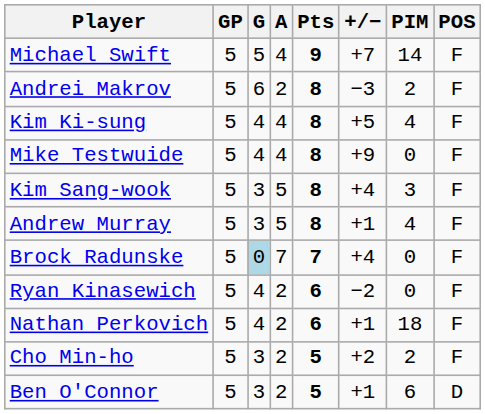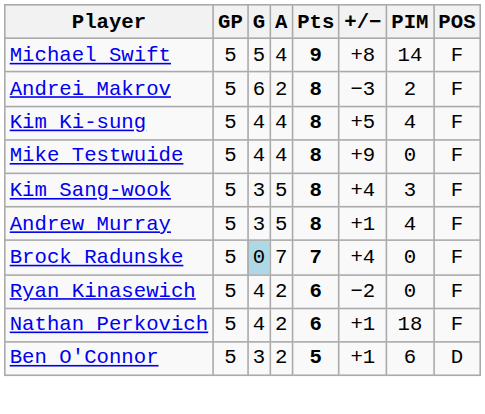(363, 55) +7 -> (363, 55) +8
- row: (72, 359)
